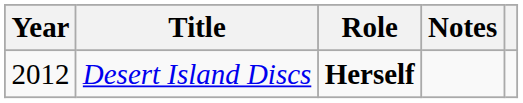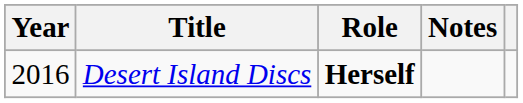(41, 73) 2012 -> (41, 73) 2016
